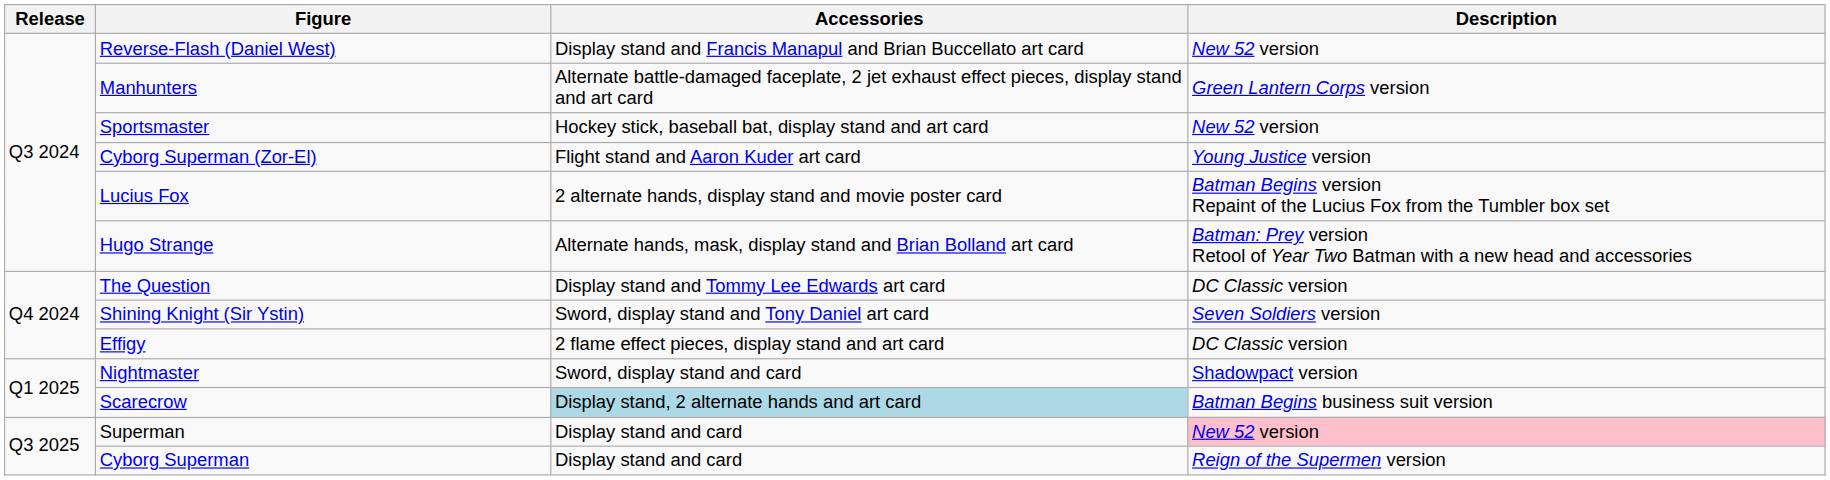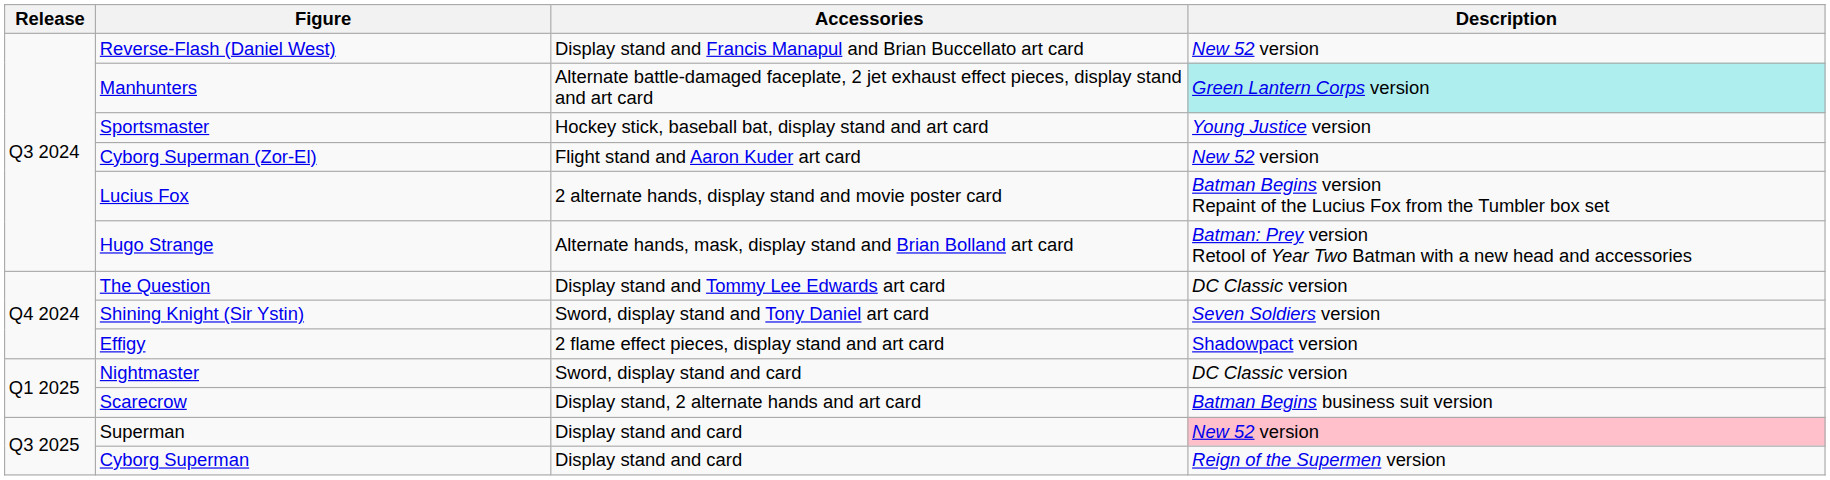(1311, 87) no background -> (1311, 87) paleturquoise background
(1256, 127) New 52 version -> (1282, 127) Young Justice version
(1282, 156) Young Justice version -> (1256, 156) New 52 version
(1270, 343) DC Classic version -> (1275, 343) Shadowpact version
(1275, 373) Shadowpact version -> (1270, 373) DC Classic version
(738, 402) lightblue background -> (738, 402) no background
